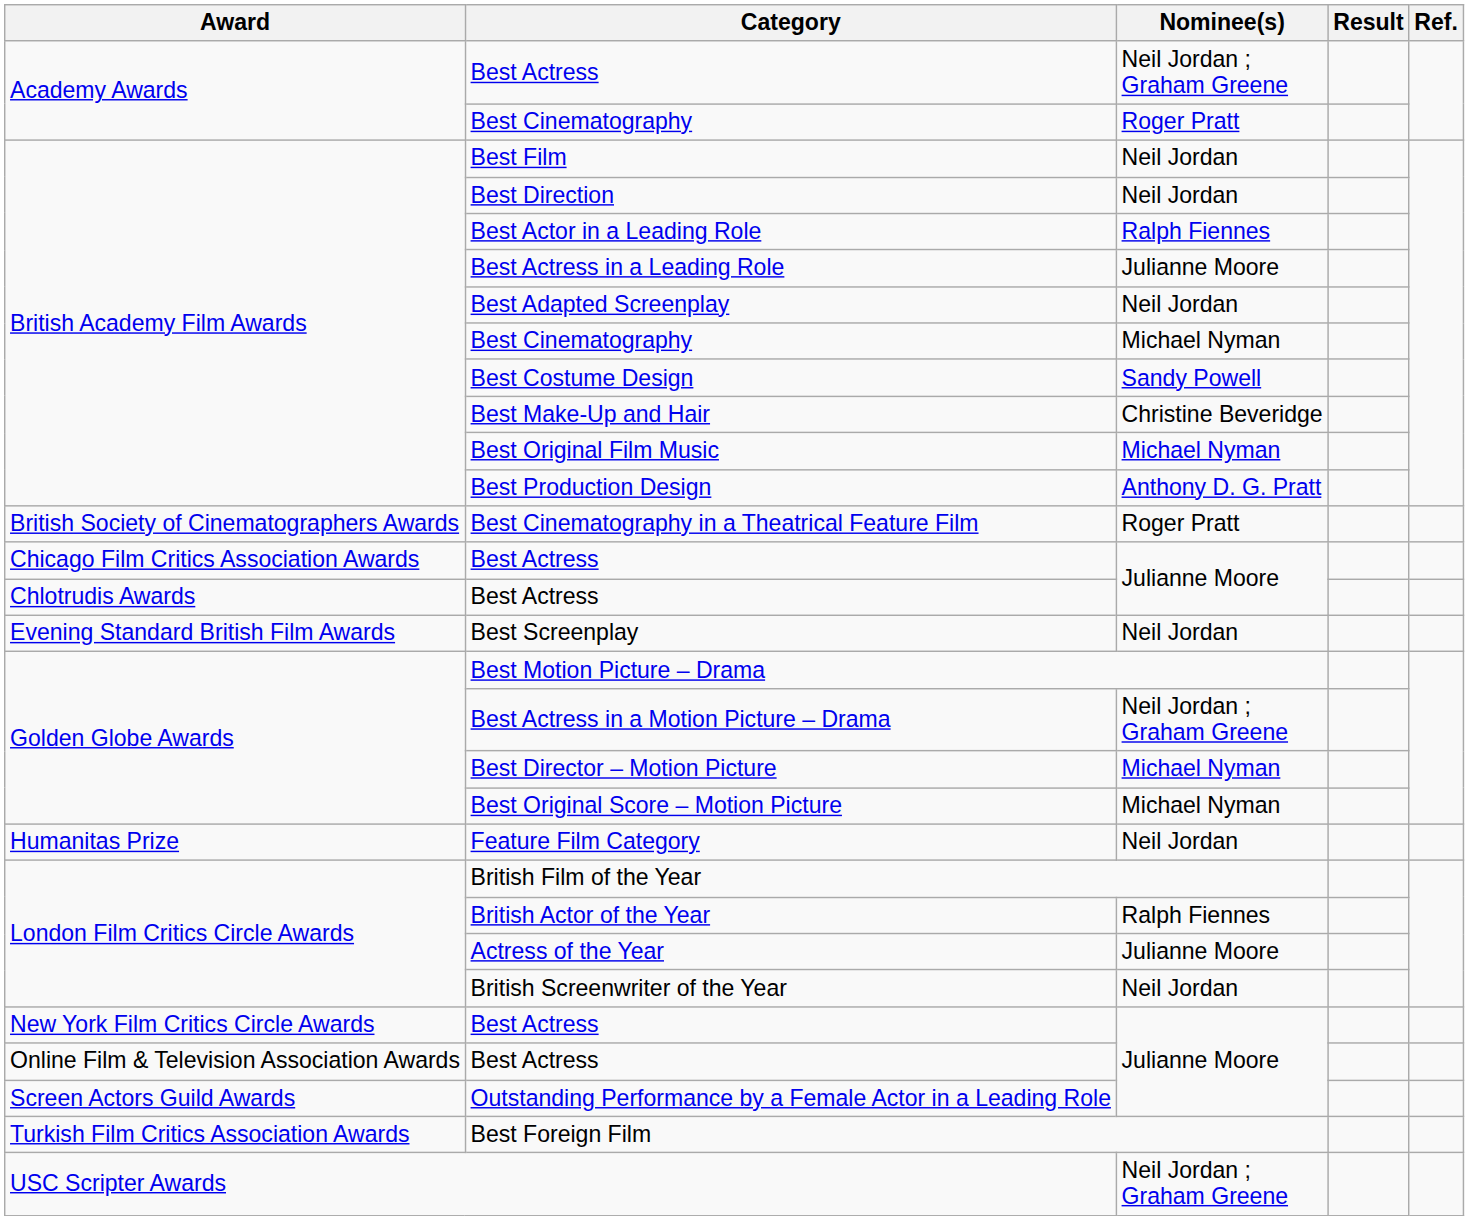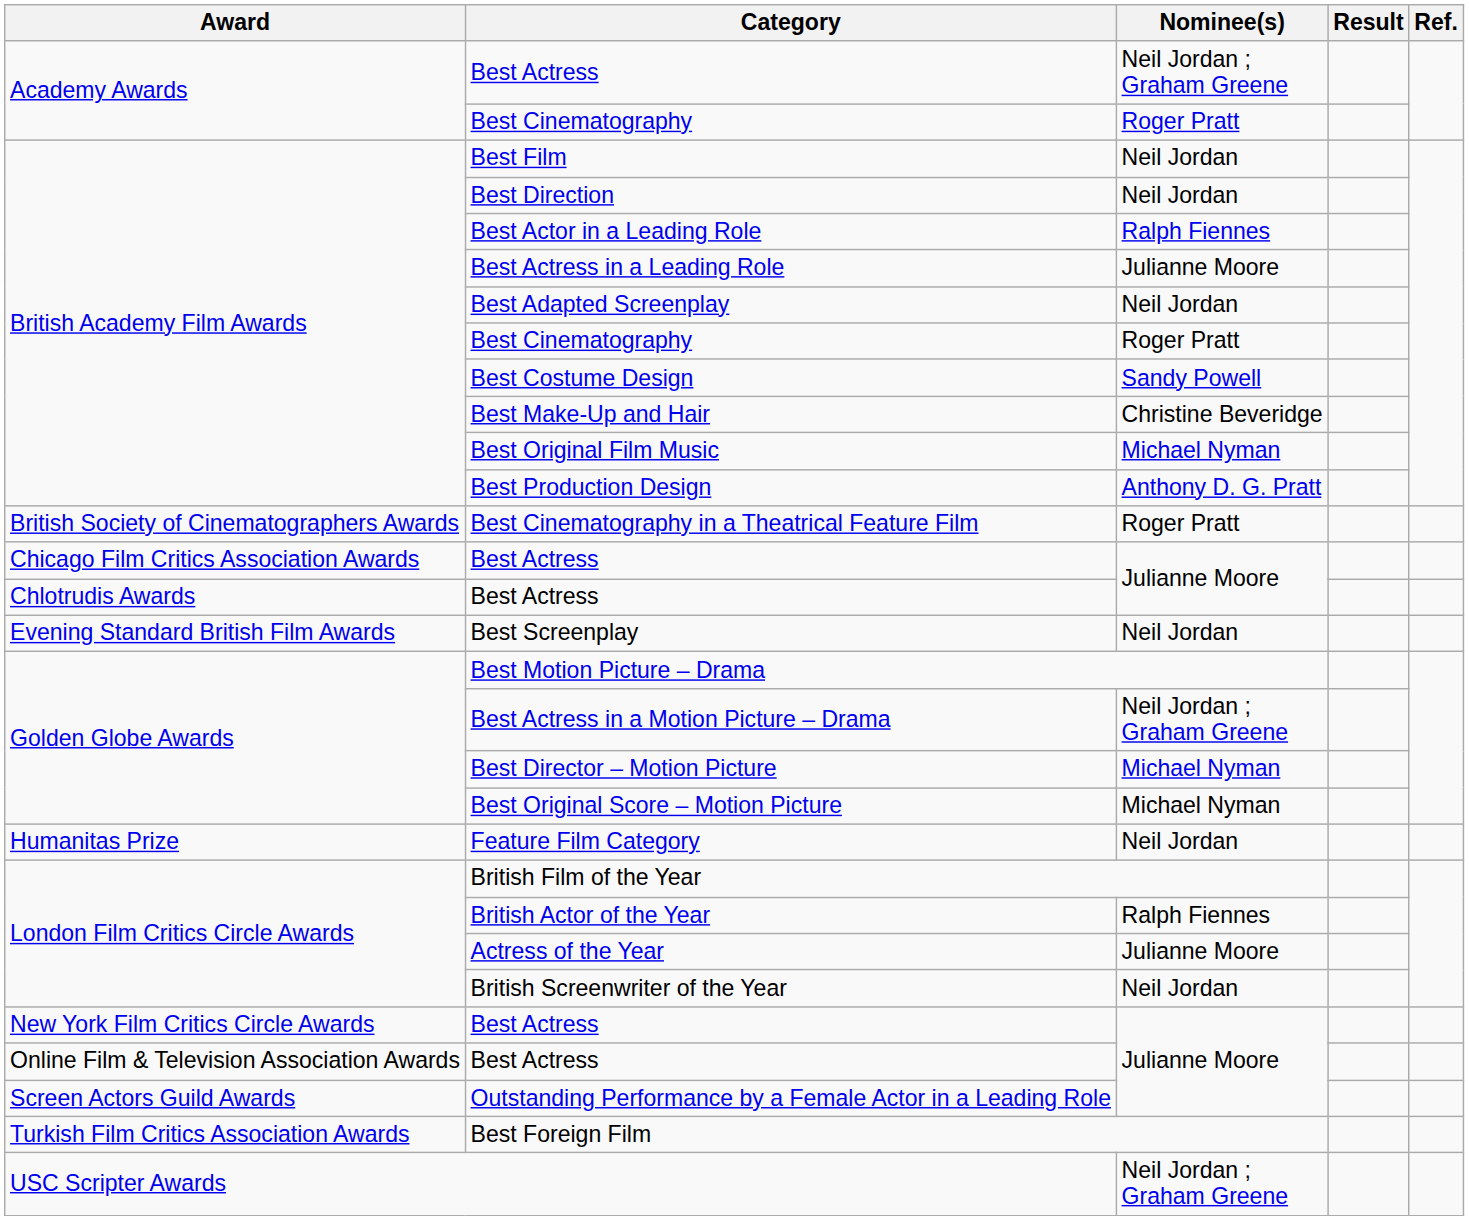(1201, 341) Michael Nyman -> (1180, 341) Roger Pratt
